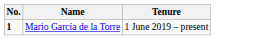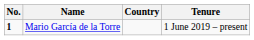+ column: (142, 12)
